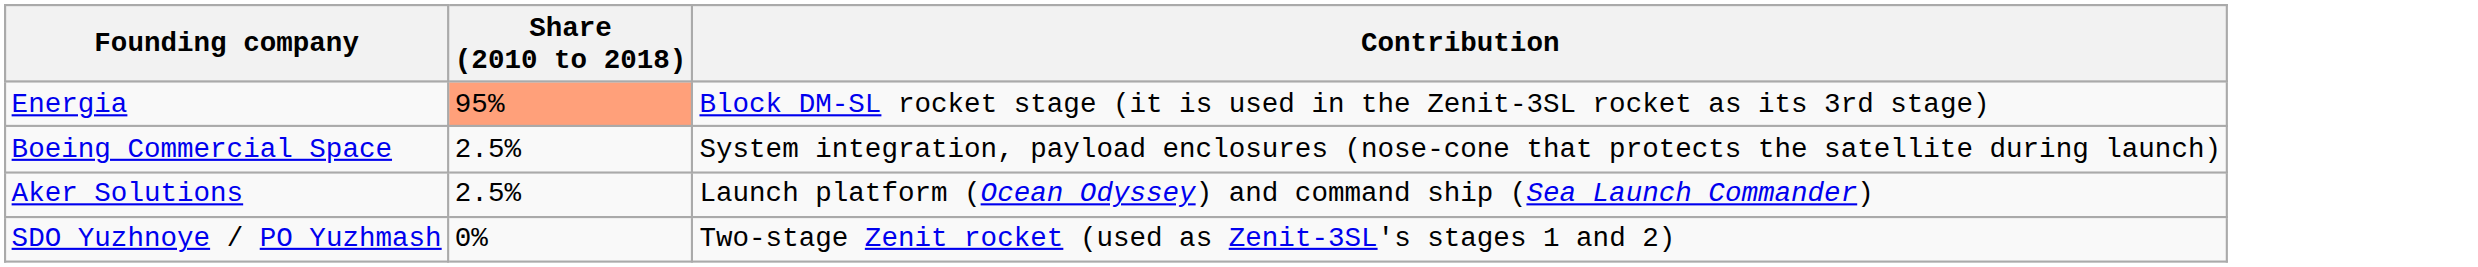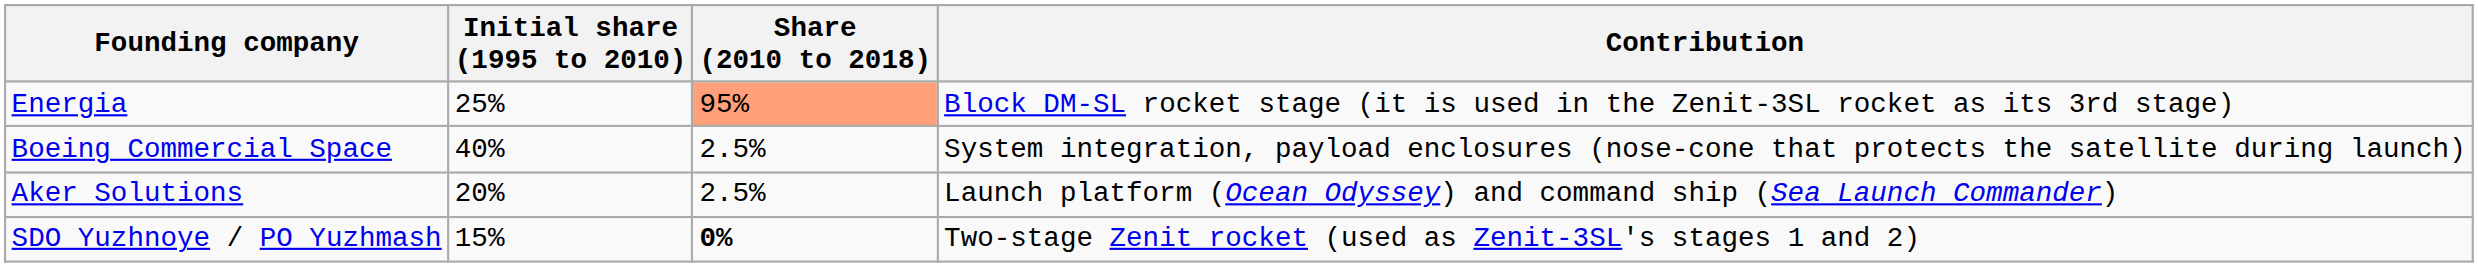+ column: (571, 43)
(471, 239) normal -> (716, 239) bold
